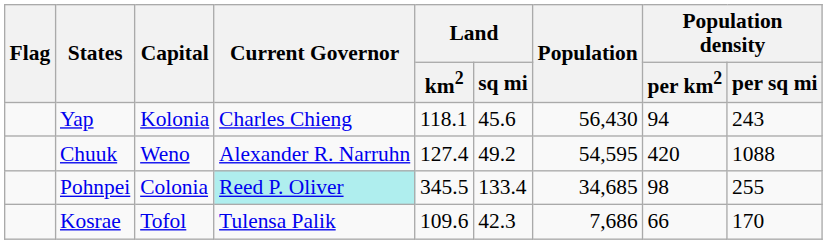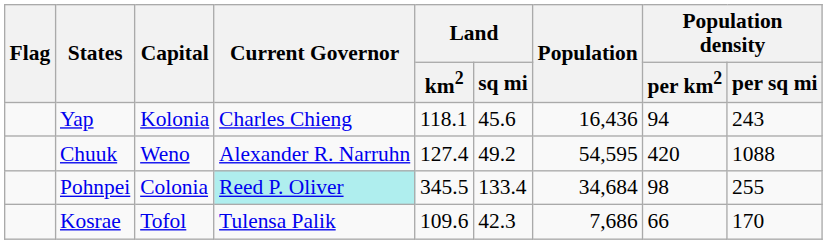(608, 119) 56,430 -> (608, 119) 16,436
(608, 187) 34,685 -> (608, 187) 34,684
